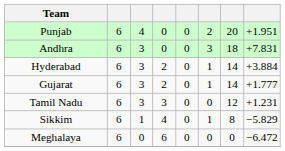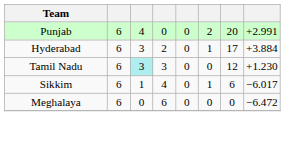(262, 31) +1.951 -> (262, 31) +2.991
- row: (56, 48)
(232, 66) 14 -> (232, 48) 17
- row: (56, 84)
(142, 102) no background -> (142, 66) paleturquoise background
(262, 102) +1.231 -> (262, 66) +1.230
(232, 119) 8 -> (232, 84) 6
(262, 119) −5.829 -> (262, 84) −6.017
